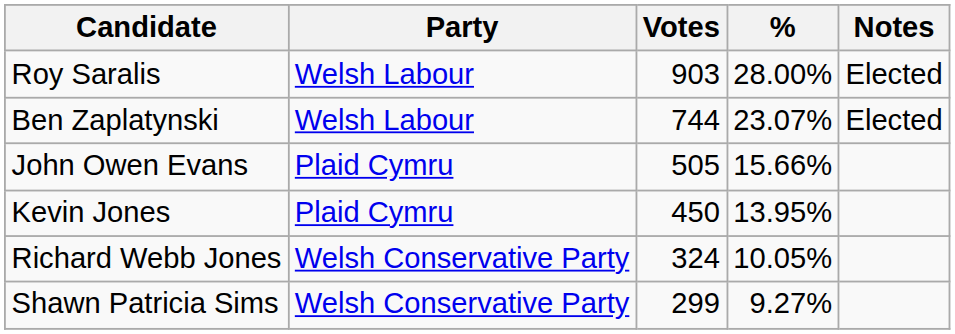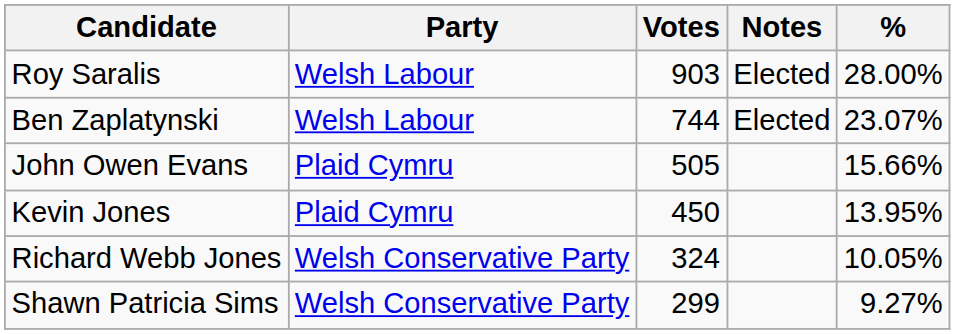columns swapped: (783, 27) <-> (894, 27)
